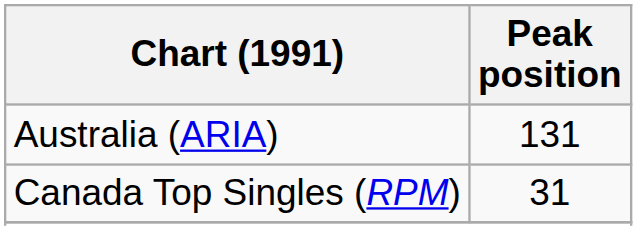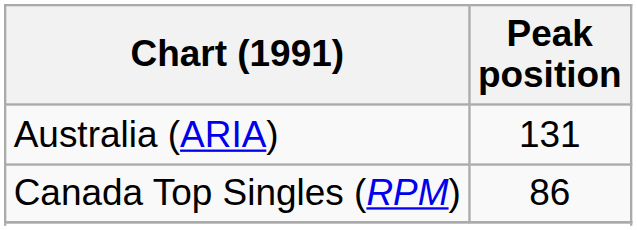(550, 192) 31 -> (550, 192) 86
